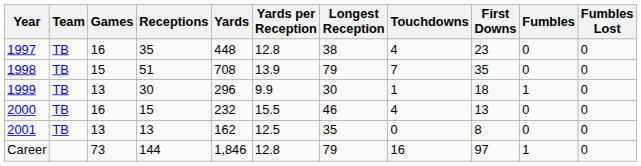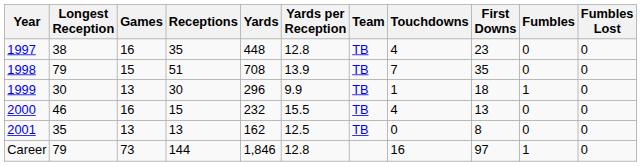columns swapped: (69, 21) <-> (354, 21)
